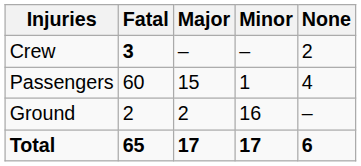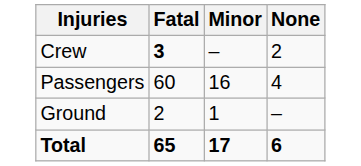- column: (204, 20)
(245, 82) 1 -> (219, 82) 16
(250, 113) 16 -> (214, 113) 1
